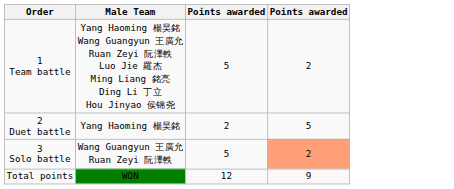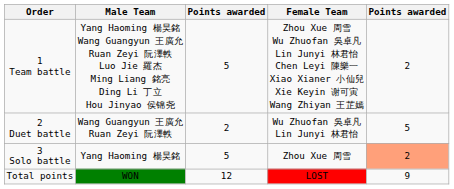+ column: (317, 12)
(130, 126) Yang Haoming 楊昊銘 -> (130, 128) Wang Guangyun 王廣允 Ruan Zeyi 阮澤軼
(130, 154) Wang Guangyun 王廣允 Ruan Zeyi 阮澤軼 -> (130, 156) Yang Haoming 楊昊銘
